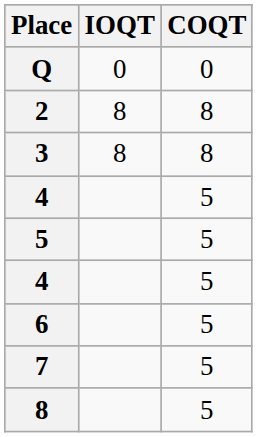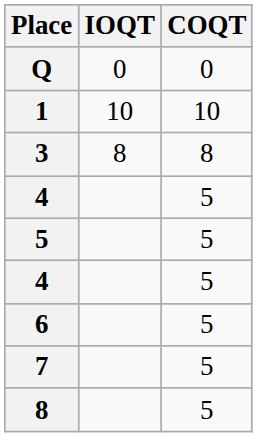+ row: (42, 111)
- row: (42, 111)
